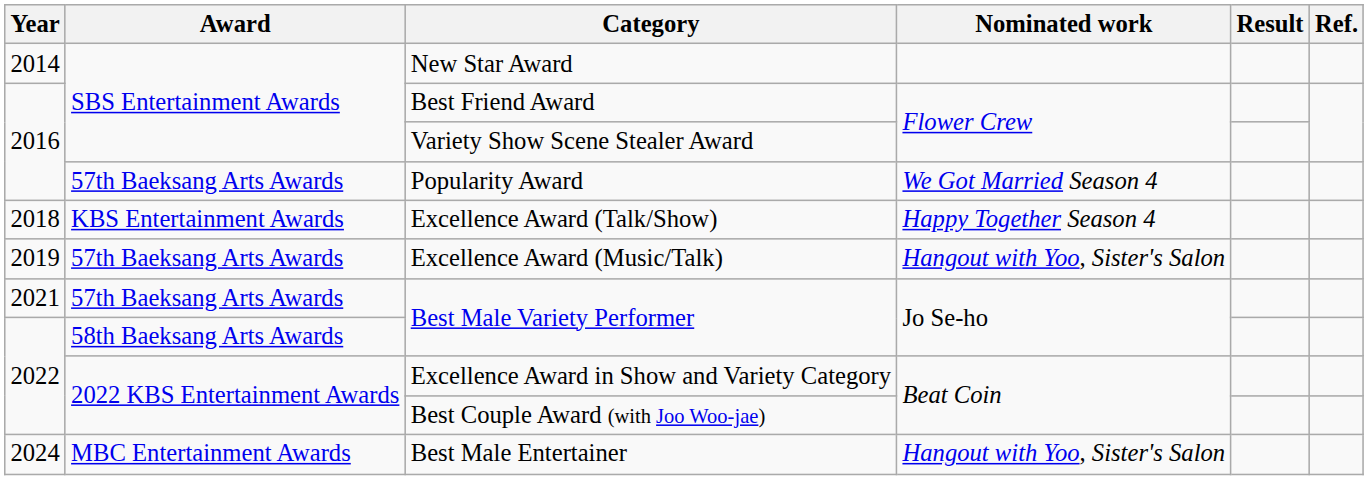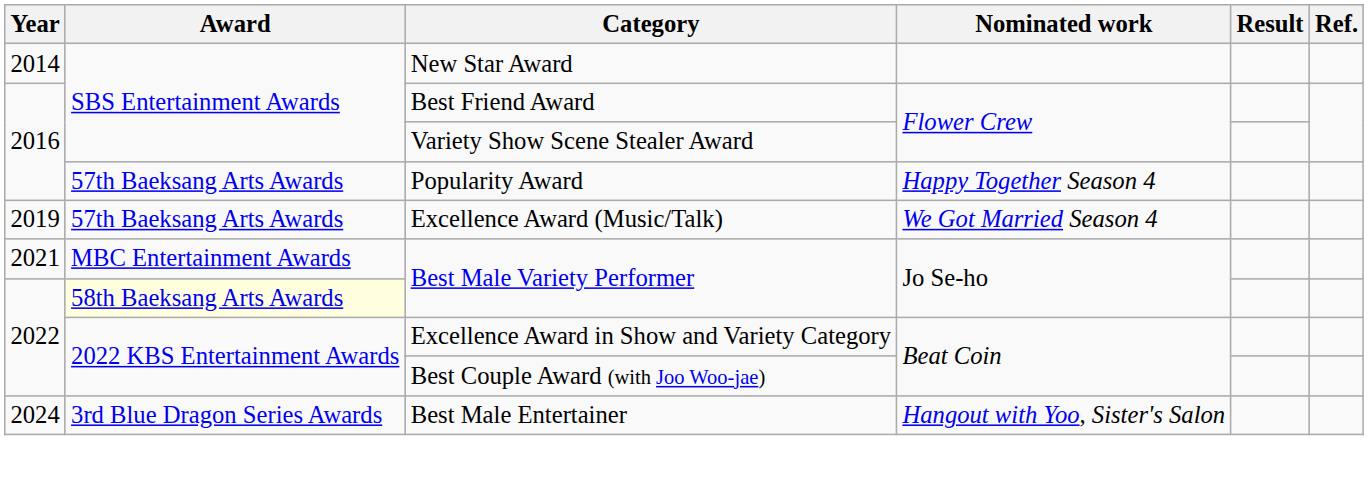(1030, 180) We Got Married Season 4 -> (1029, 180) Happy Together Season 4
- row: (35, 219)
(1064, 258) Hangout with Yoo, Sister's Salon -> (1030, 219) We Got Married Season 4
(207, 297) 57th Baeksang Arts Awards -> (211, 258) MBC Entertainment Awards
(207, 336) no background -> (207, 297) lightyellow background
(211, 453) MBC Entertainment Awards -> (227, 414) 3rd Blue Dragon Series Awards
